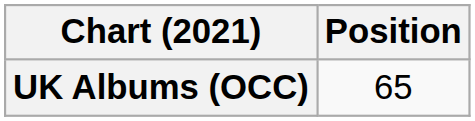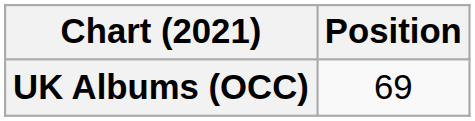(393, 87) 65 -> (393, 87) 69
